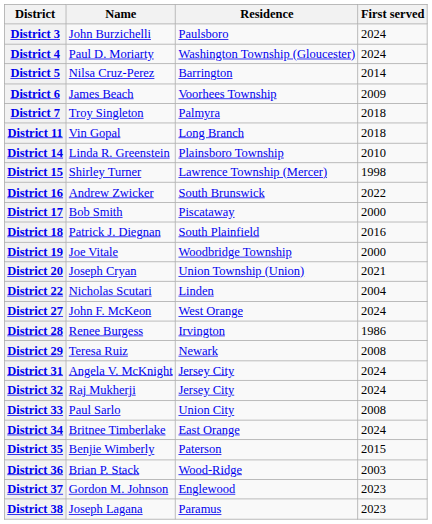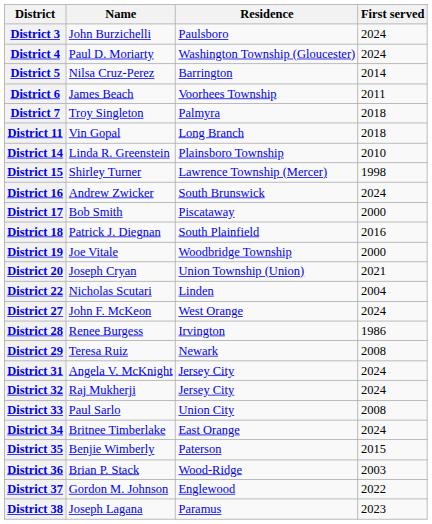(373, 93) 2009 -> (373, 93) 2011
(373, 192) 2022 -> (373, 192) 2024
(373, 489) 2023 -> (373, 489) 2022
